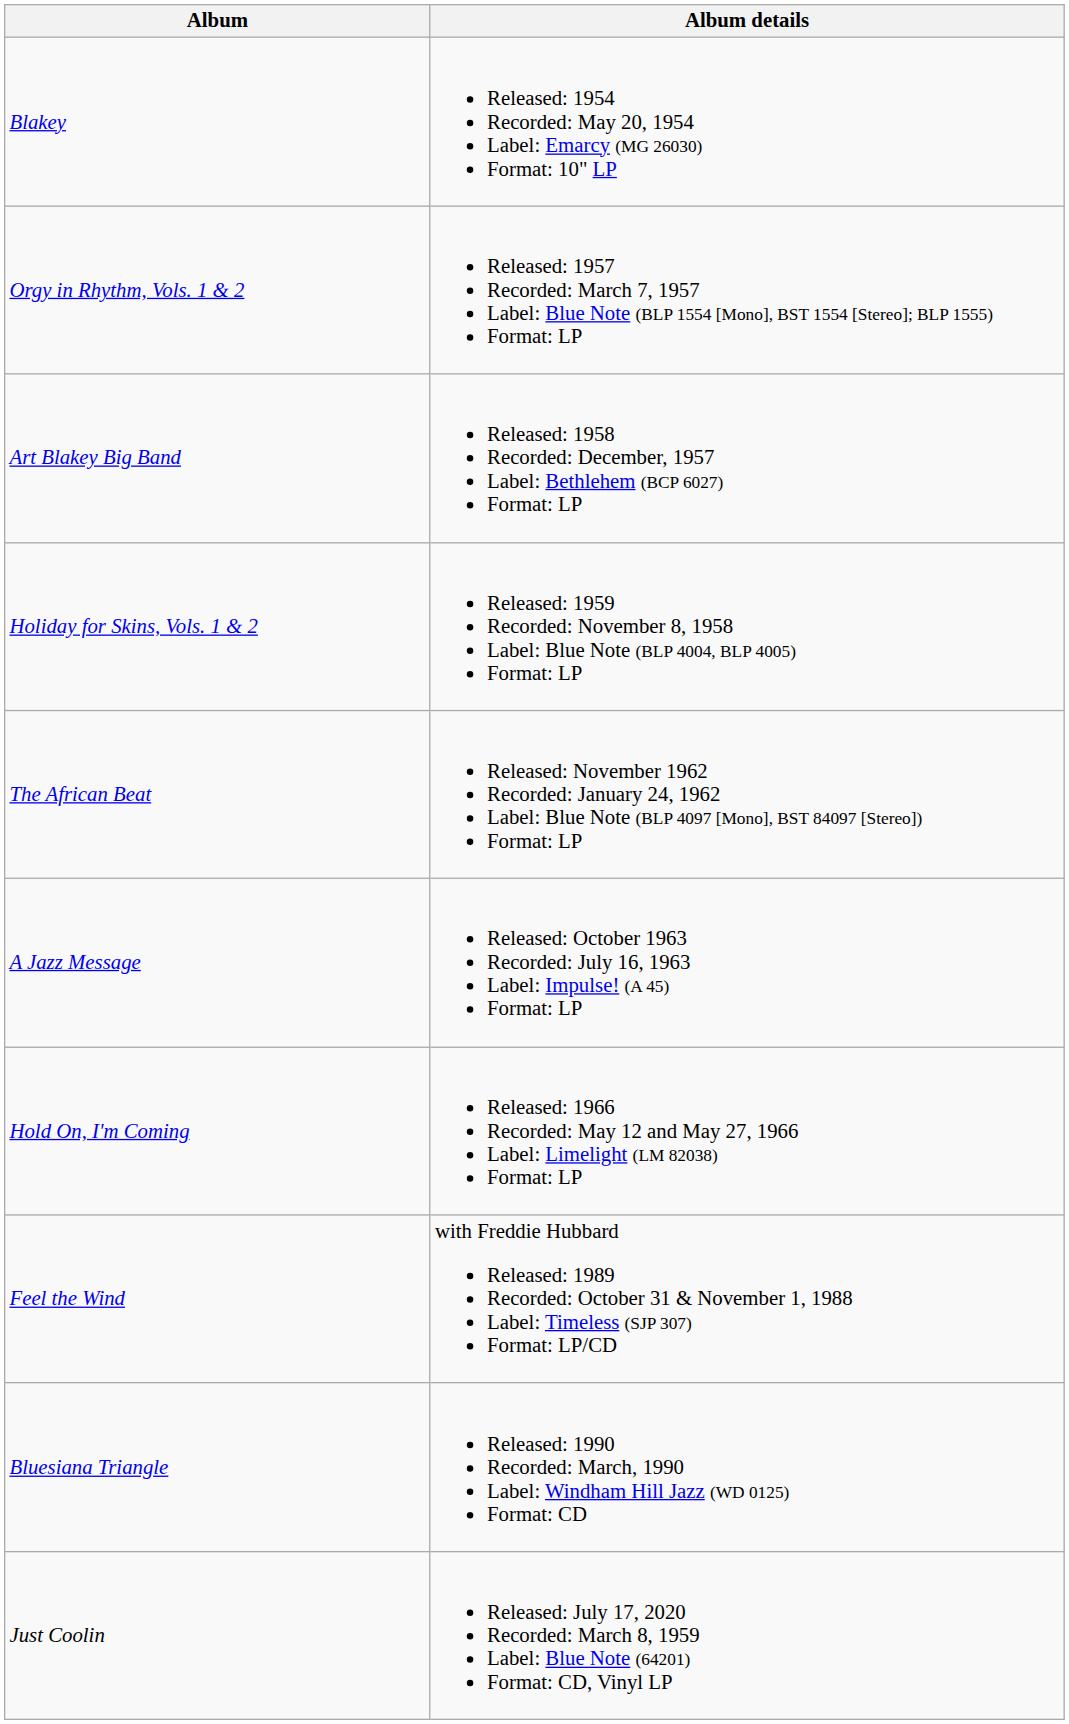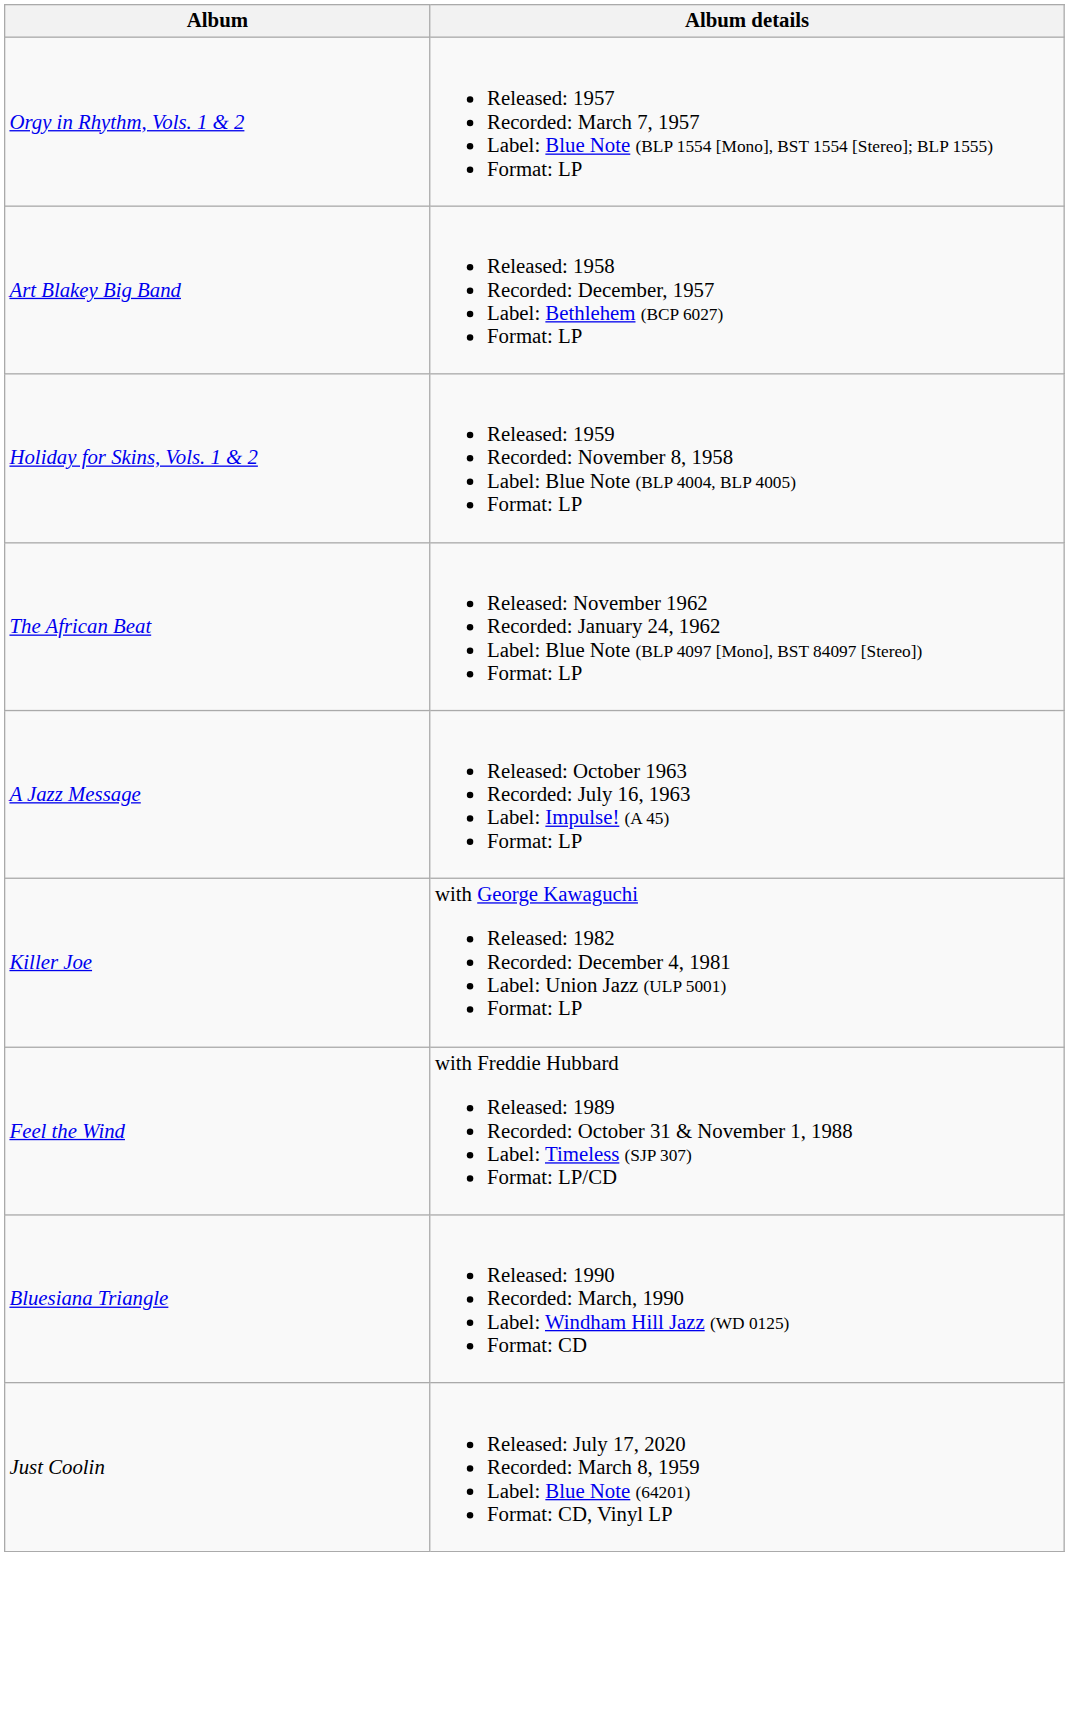- row: (38, 121)
- row: (99, 1130)
+ row: (51, 962)
